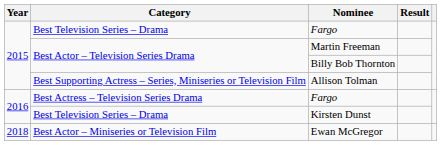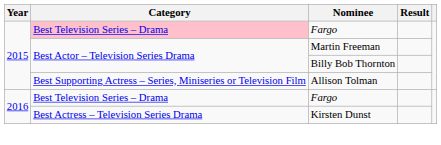(101, 30) no background -> (101, 30) pink background
(118, 98) Best Actress – Television Series Drama -> (101, 98) Best Television Series – Drama
(101, 115) Best Television Series – Drama -> (118, 115) Best Actress – Television Series Drama
- row: (18, 132)
